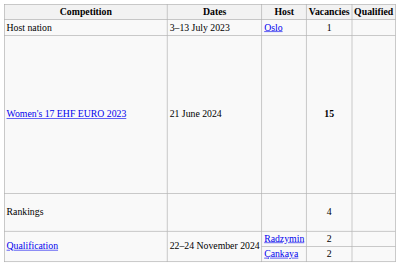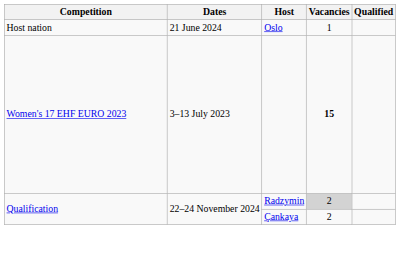(200, 27) 3–13 July 2023 -> (196, 27) 21 June 2024
(196, 114) 21 June 2024 -> (200, 114) 3–13 July 2023
- row: (25, 212)
(329, 238) no background -> (329, 201) lightgrey background
